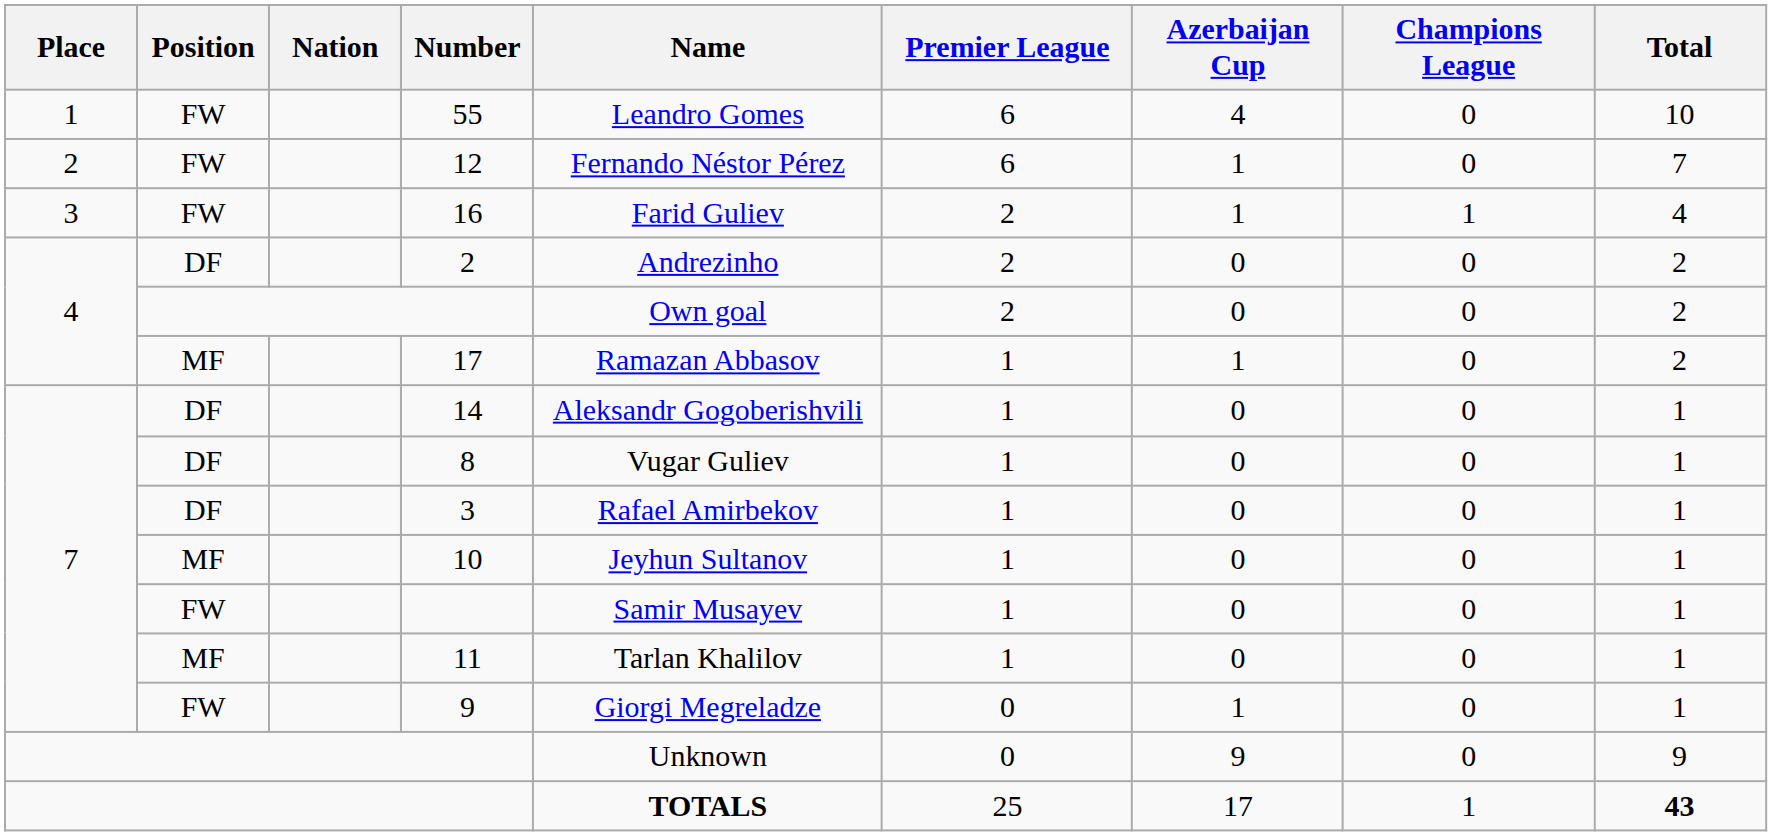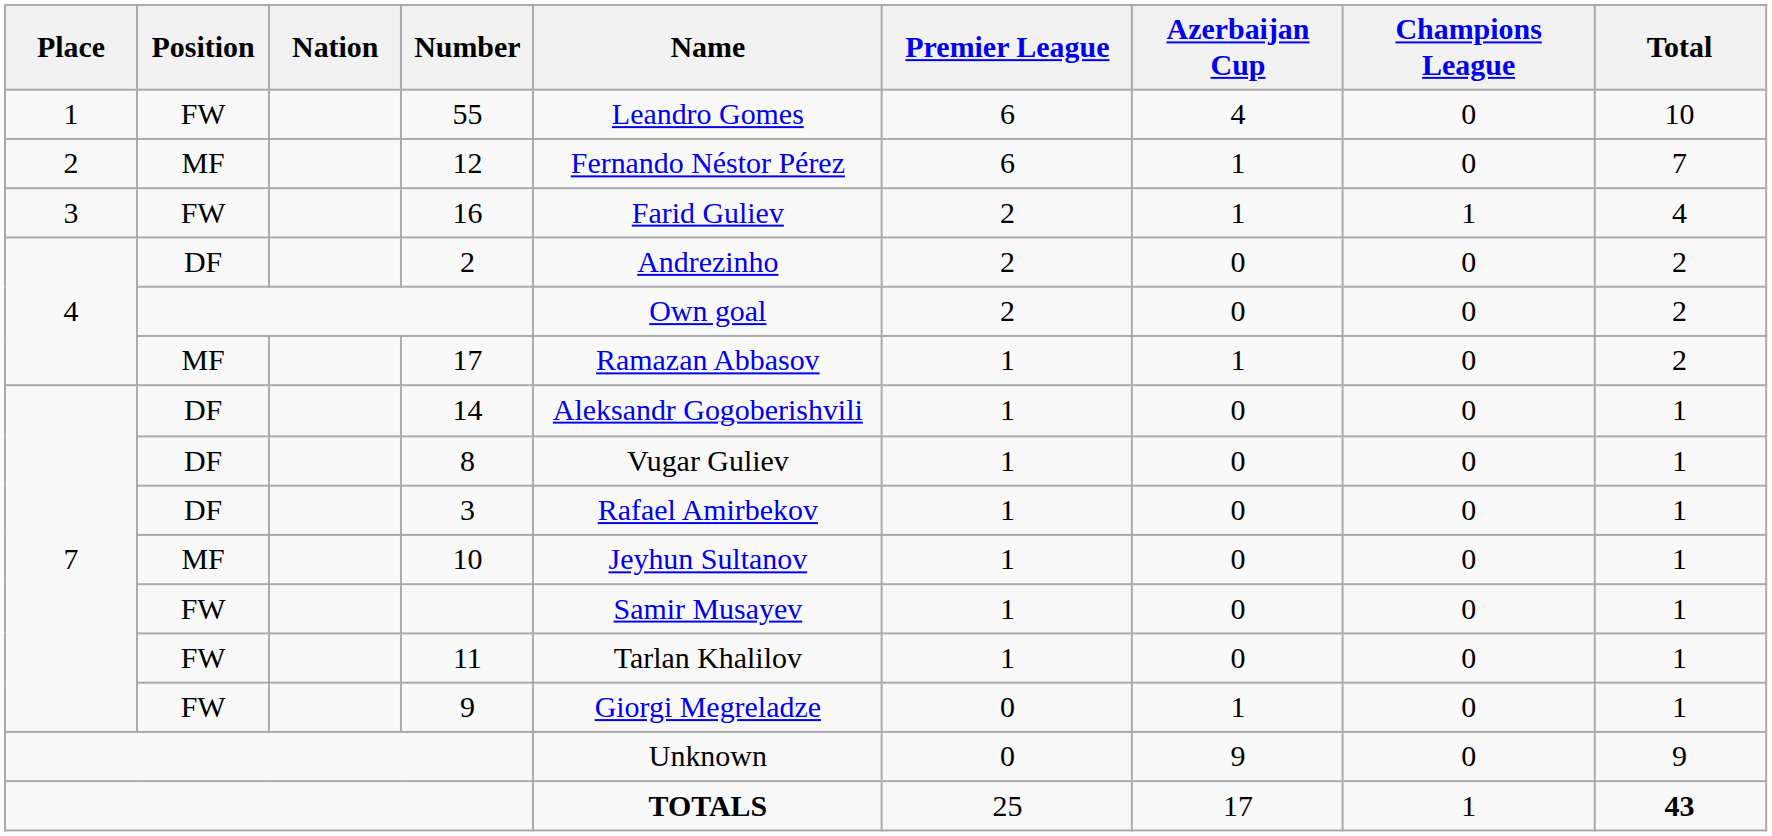(203, 163) FW -> (203, 163) MF
(203, 657) MF -> (203, 657) FW
